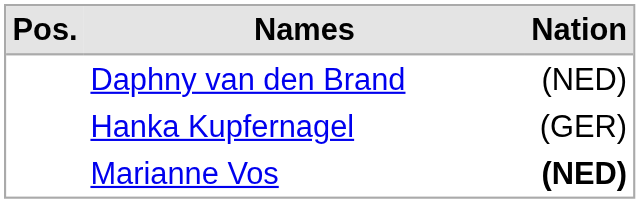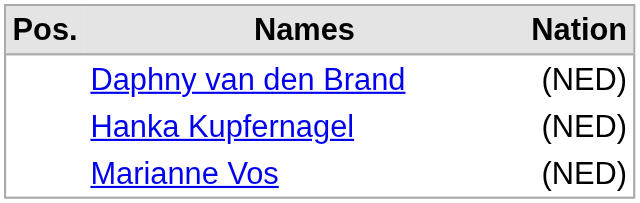(583, 126) (GER) -> (584, 126) (NED)
(584, 173) bold -> (584, 173) normal
